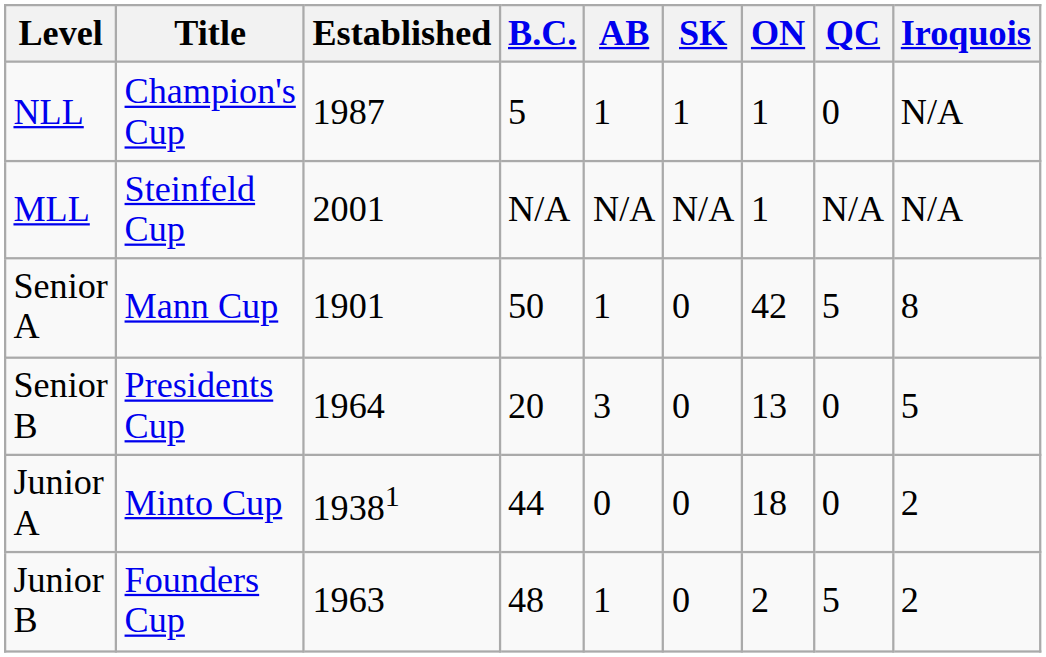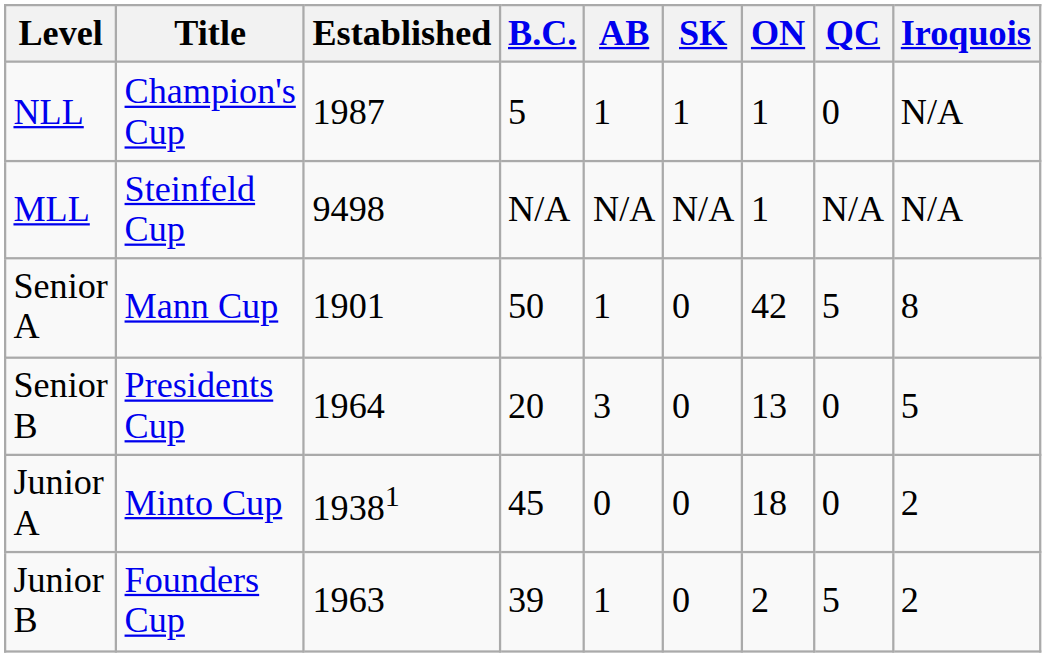(349, 208) 2001 -> (349, 208) 9498
(526, 502) 44 -> (526, 502) 45
(526, 600) 48 -> (526, 600) 39
